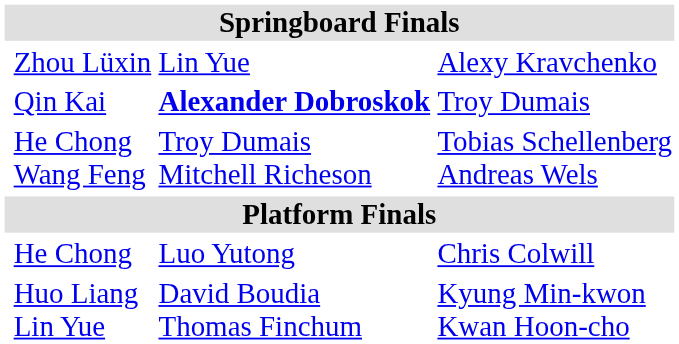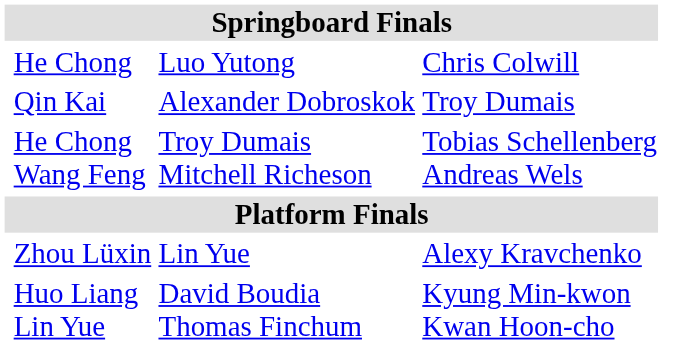rows swapped: (73, 253) <-> (82, 62)
(294, 101) bold -> (287, 101) normal
